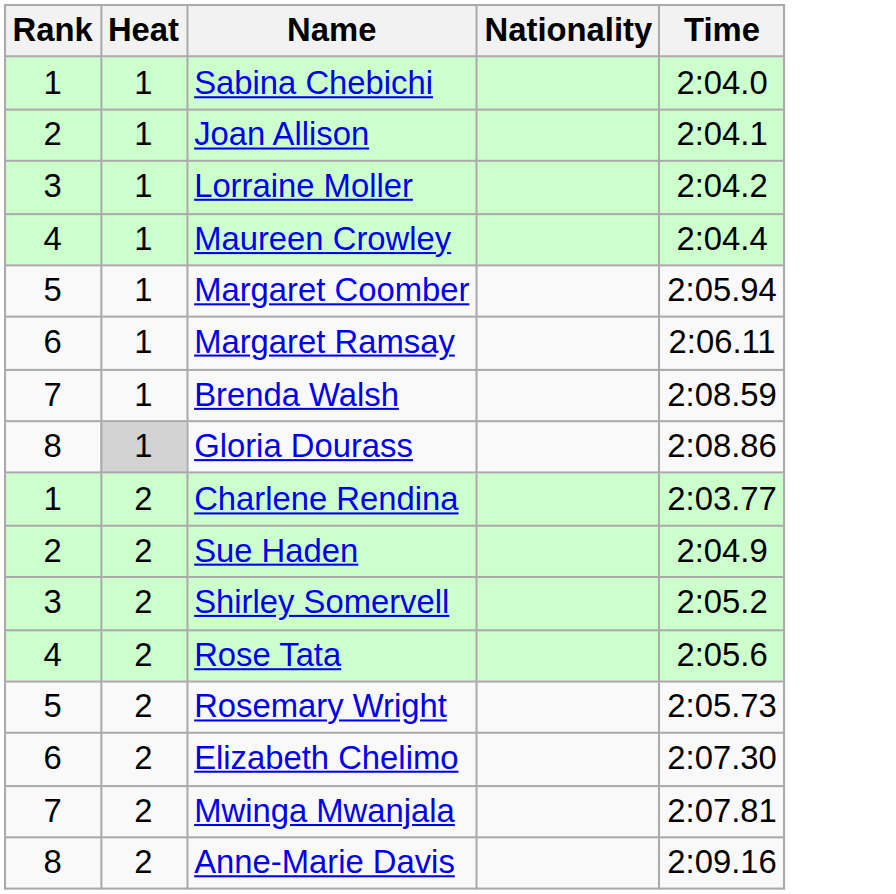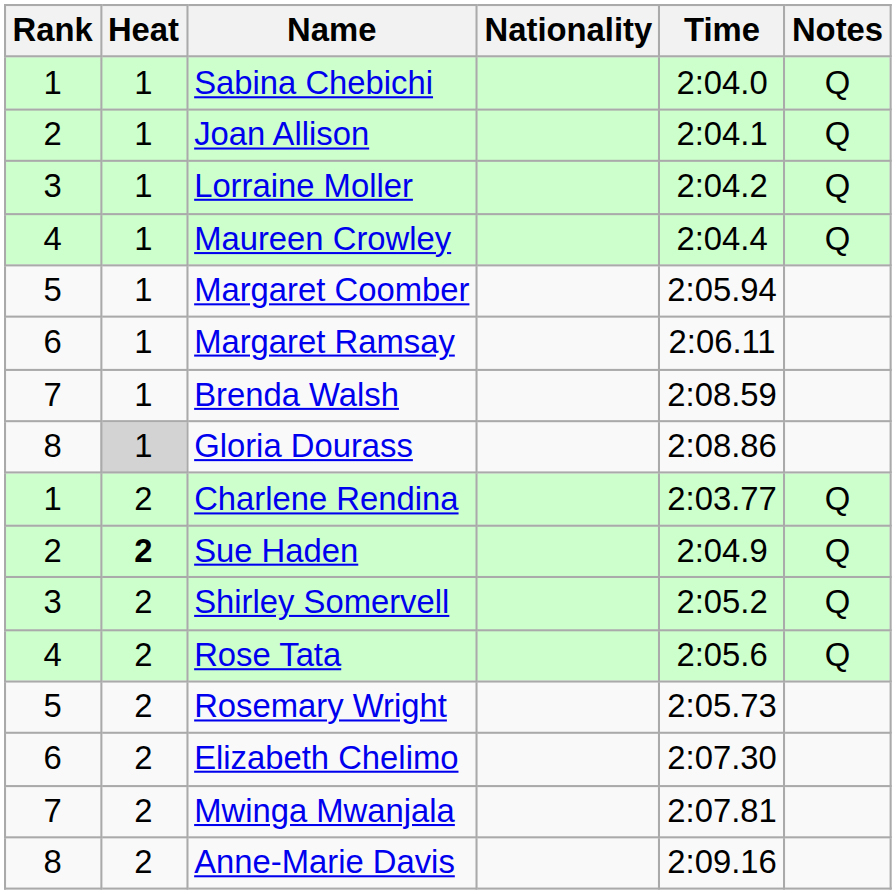+ column: (837, 30)
(143, 550) normal -> (143, 550) bold
